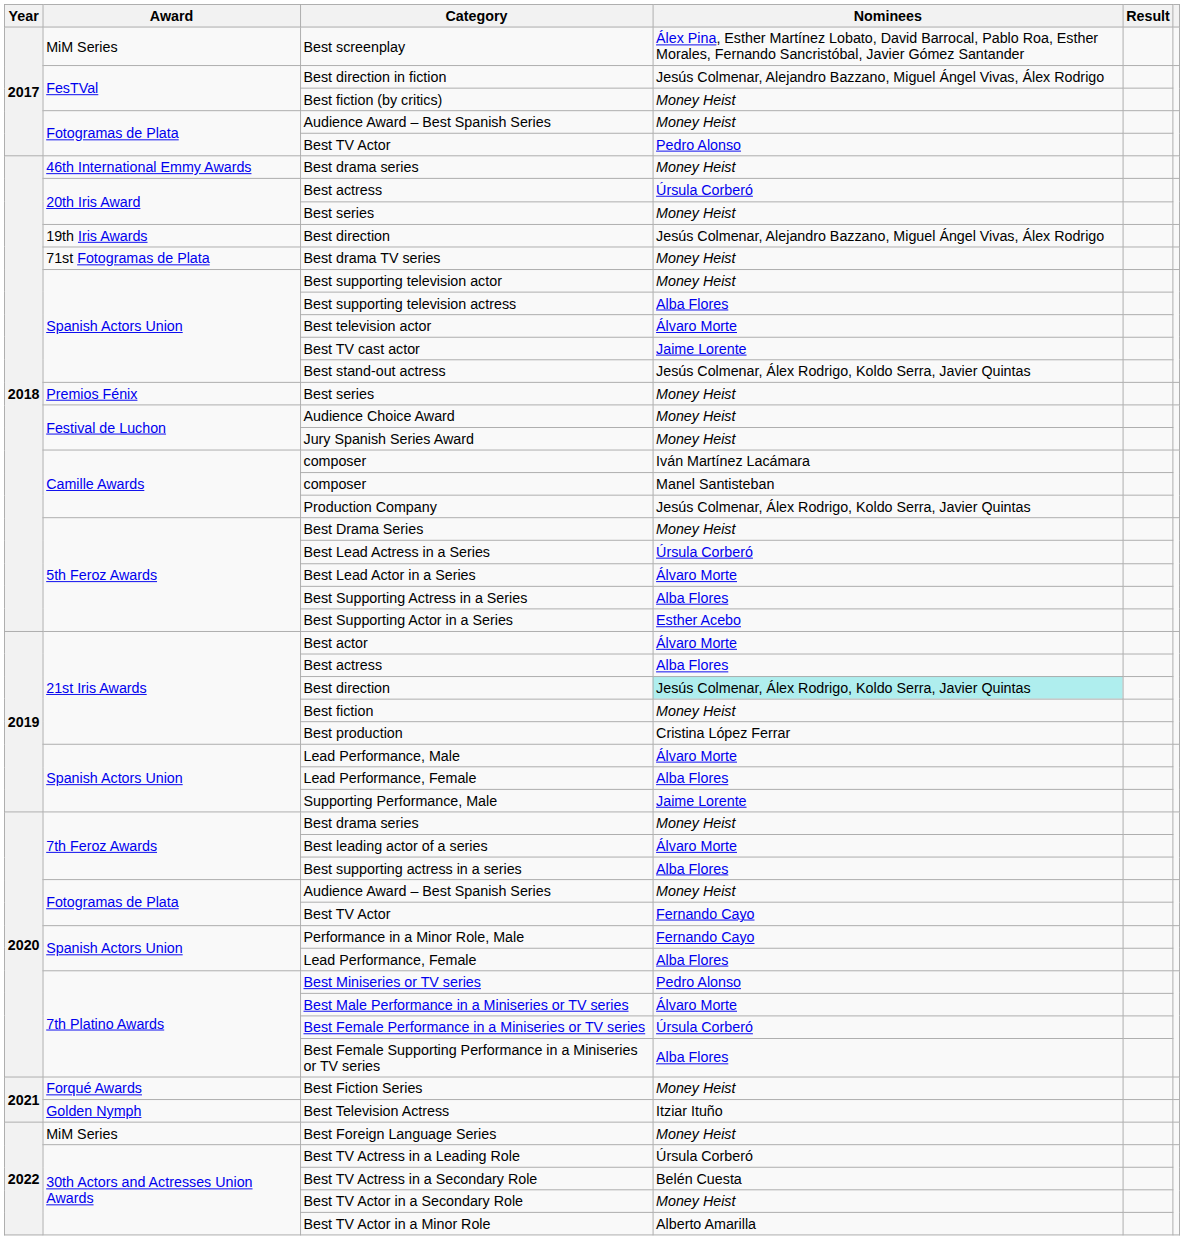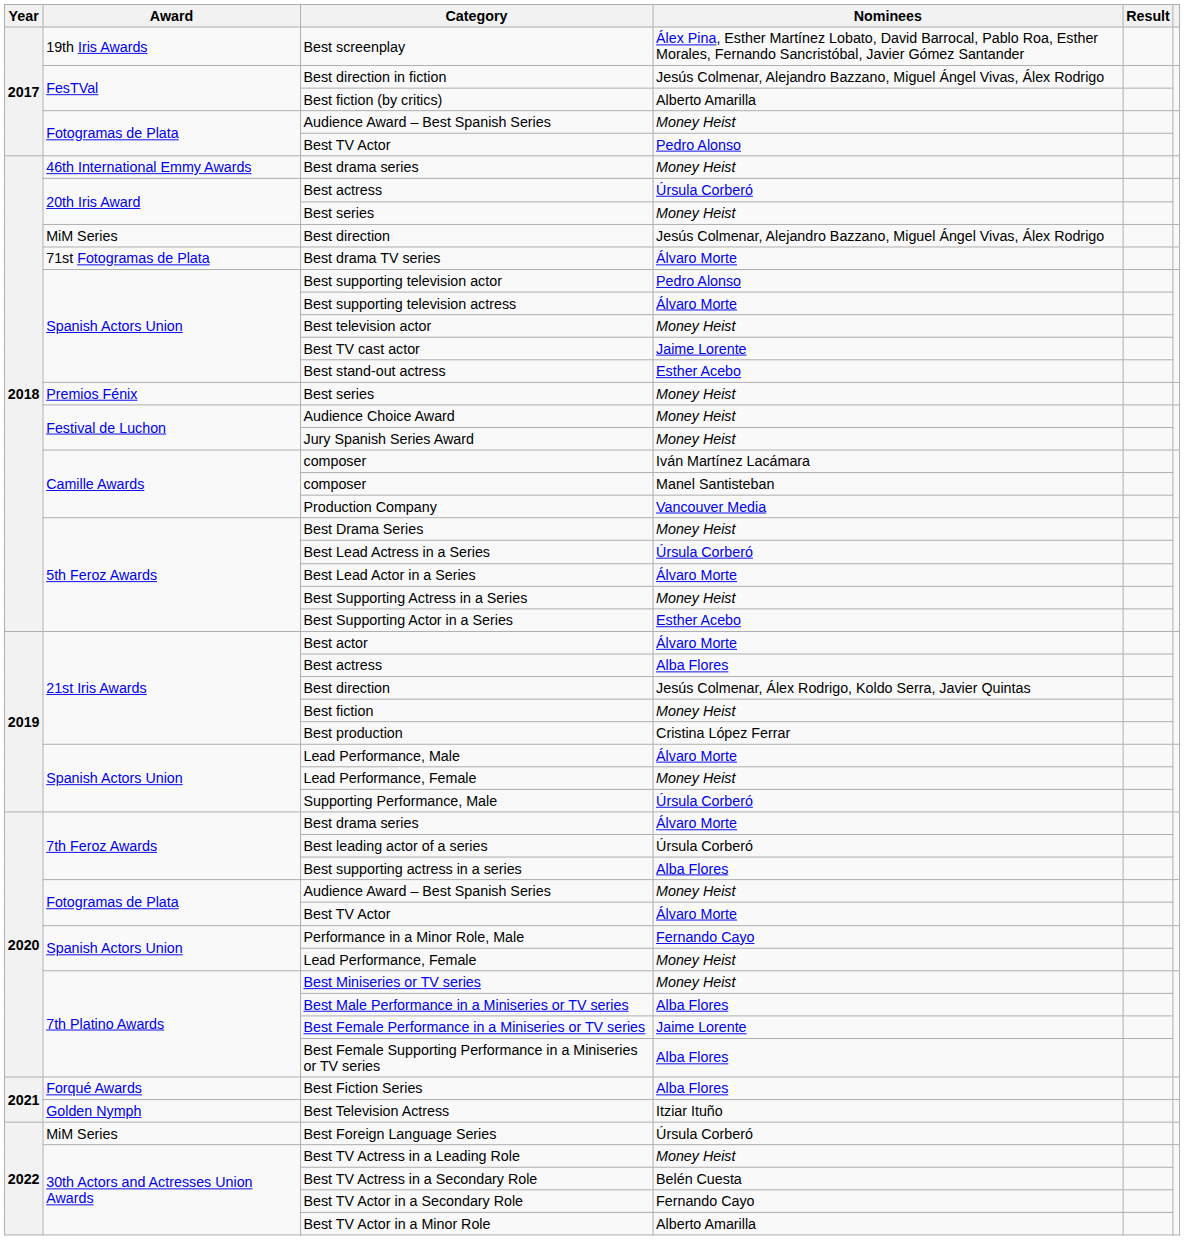(82, 47) MiM Series -> (97, 47) 19th Iris Awards
(696, 100) Money Heist -> (706, 100) Alberto Amarilla
(97, 236) 19th Iris Awards -> (82, 236) MiM Series
(696, 258) Money Heist -> (697, 258) Álvaro Morte
(696, 281) Money Heist -> (699, 281) Pedro Alonso
(692, 303) Alba Flores -> (697, 303) Álvaro Morte
(697, 326) Álvaro Morte -> (696, 326) Money Heist
(843, 371) Jesús Colmenar, Álex Rodrigo, Koldo Serra, Javier Quintas -> (699, 371) Esther Acebo
(843, 507) Jesús Colmenar, Álex Rodrigo, Koldo Serra, Javier Quintas -> (711, 507) Vancouver Media
(692, 597) Alba Flores -> (696, 597) Money Heist
(843, 688) paleturquoise background -> (843, 688) no background
(692, 778) Alba Flores -> (696, 778) Money Heist
(701, 801) Jaime Lorente -> (704, 801) Úrsula Corberó
(696, 824) Money Heist -> (697, 824) Álvaro Morte
(697, 846) Álvaro Morte -> (704, 846) Úrsula Corberó
(705, 914) Fernando Cayo -> (697, 914) Álvaro Morte
(692, 959) Alba Flores -> (696, 959) Money Heist
(699, 982) Pedro Alonso -> (696, 982) Money Heist
(697, 1005) Álvaro Morte -> (692, 1005) Alba Flores
(704, 1027) Úrsula Corberó -> (701, 1027) Jaime Lorente
(696, 1088) Money Heist -> (692, 1088) Alba Flores
(696, 1134) Money Heist -> (704, 1134) Úrsula Corberó
(704, 1156) Úrsula Corberó -> (696, 1156) Money Heist
(696, 1201) Money Heist -> (705, 1201) Fernando Cayo
